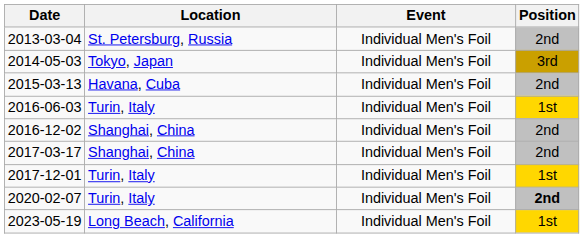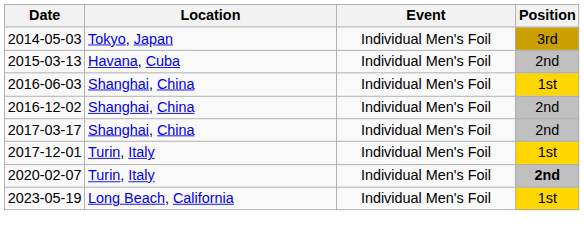- row: (45, 38)
(121, 107) Turin, Italy -> (141, 84) Shanghai, China
